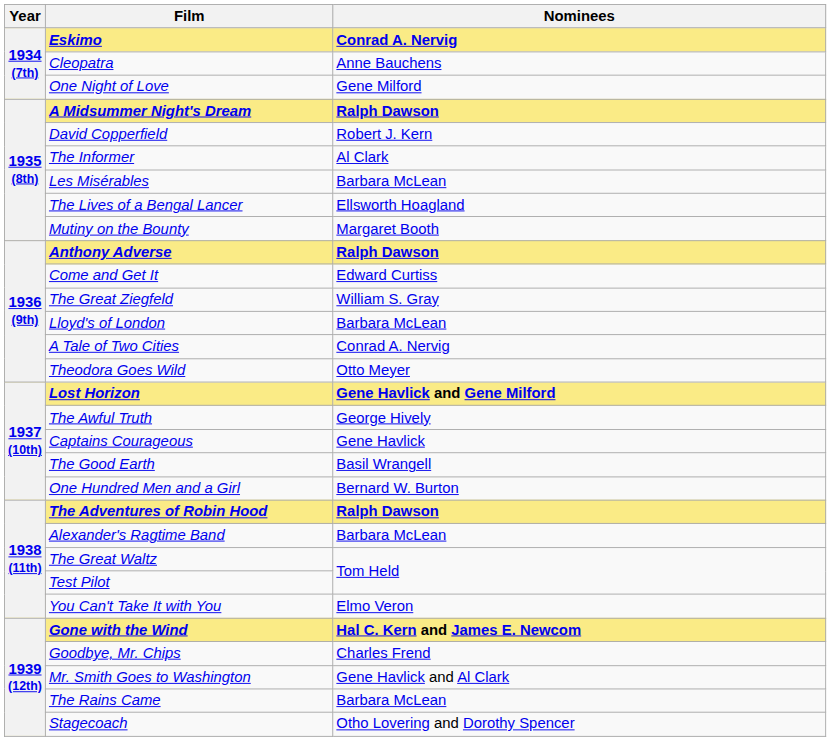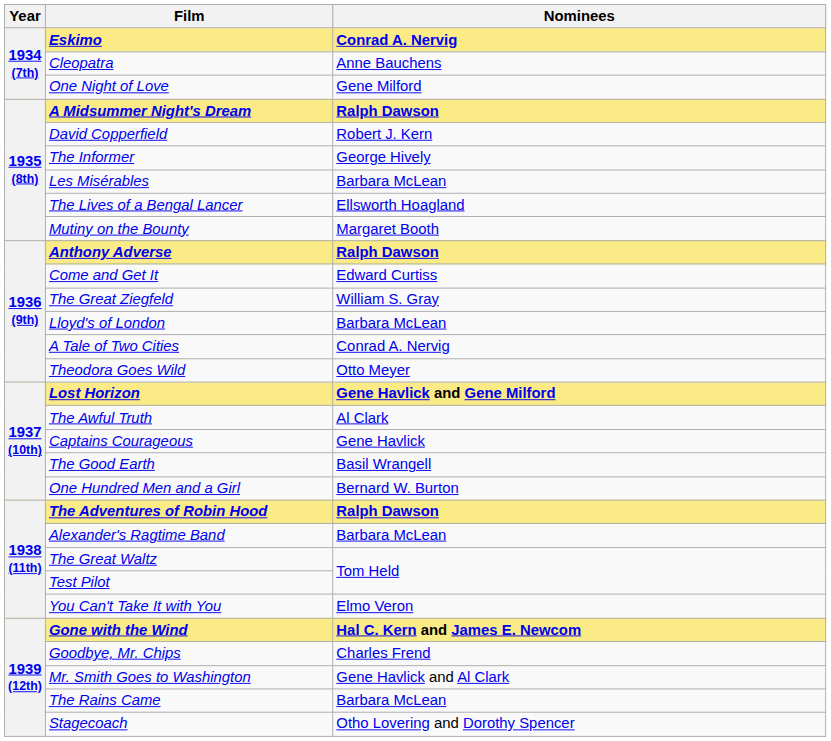(362, 157) Al Clark -> (383, 157) George Hively
(383, 417) George Hively -> (362, 417) Al Clark
